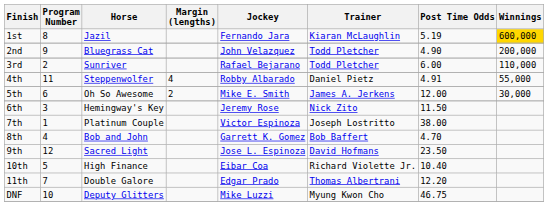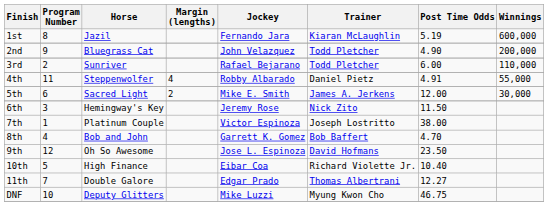(518, 36) gold background -> (518, 36) no background
(119, 94) Oh So Awesome -> (116, 94) Sacred Light
(116, 151) Sacred Light -> (119, 151) Oh So Awesome
(434, 180) 12.20 -> (434, 180) 12.27
